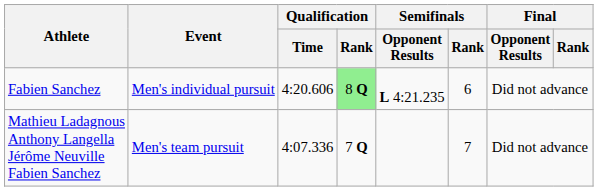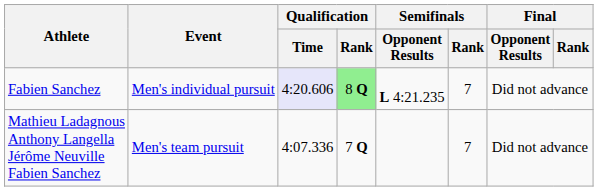(308, 89) no background -> (308, 89) lavender background
(468, 89) 6 -> (468, 89) 7
